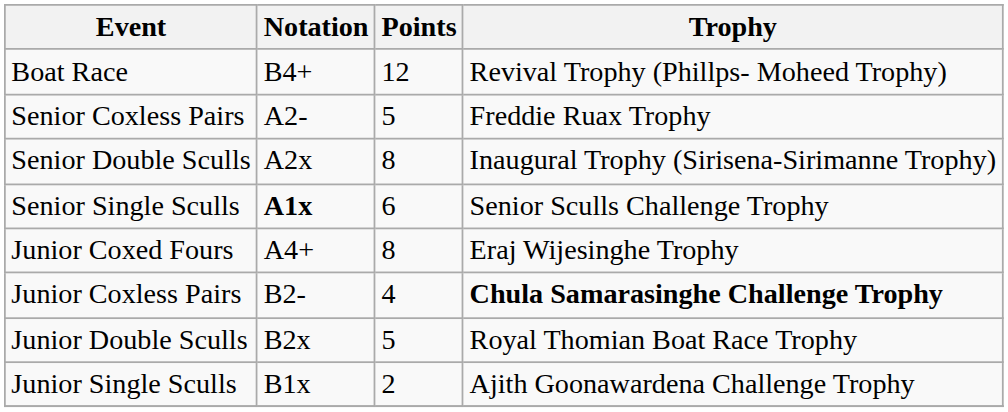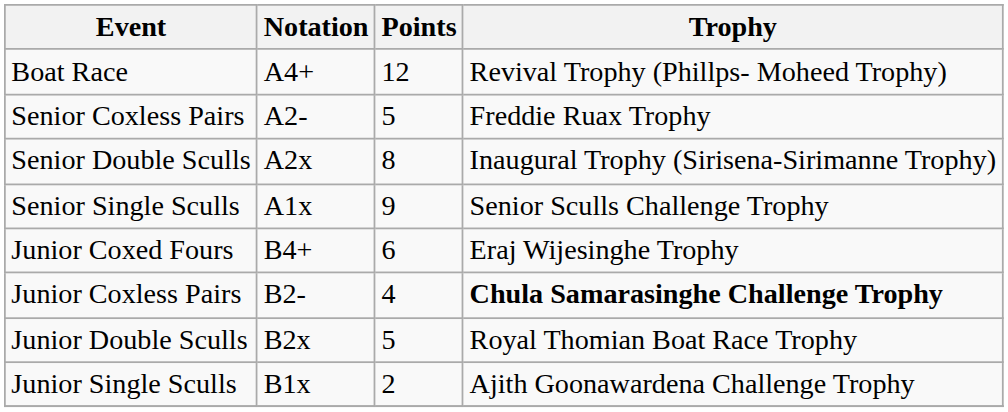(288, 71) B4+ -> (289, 71) A4+
(288, 205) bold -> (288, 205) normal
(389, 205) 6 -> (389, 205) 9
(289, 250) A4+ -> (288, 250) B4+
(389, 250) 8 -> (389, 250) 6
